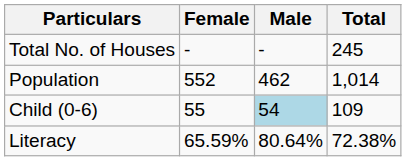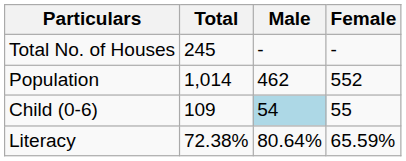columns swapped: (364, 19) <-> (217, 19)
